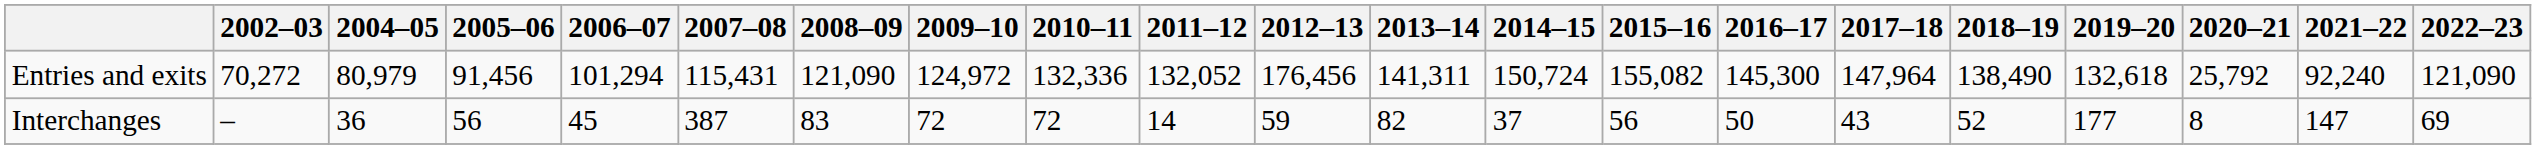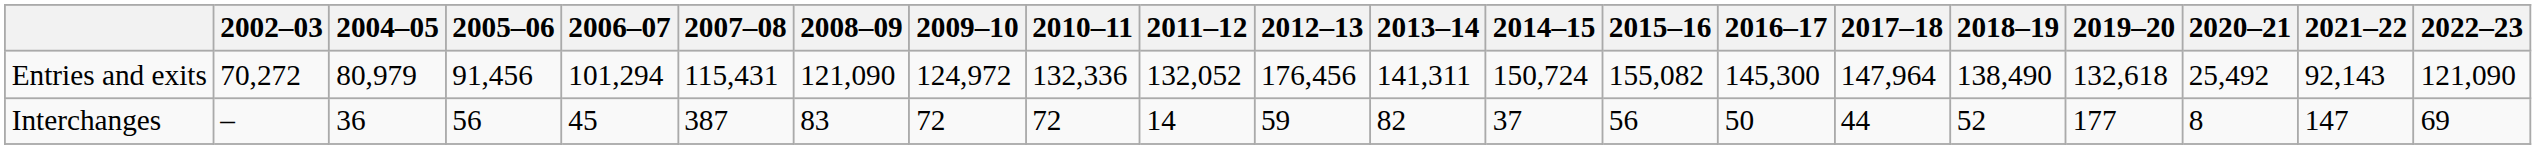(2229, 74) 25,792 -> (2229, 74) 25,492
(2345, 74) 92,240 -> (2345, 74) 92,143
(1855, 120) 43 -> (1855, 120) 44
